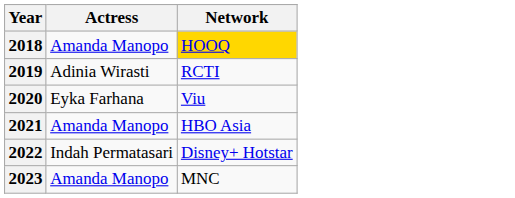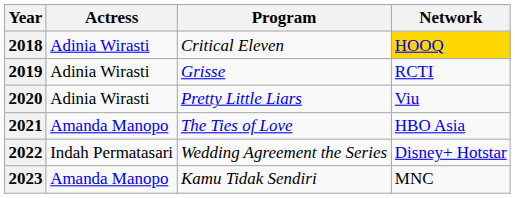+ column: (284, 17)
(109, 44) Amanda Manopo -> (100, 44) Adinia Wirasti
(97, 98) Eyka Farhana -> (100, 98) Adinia Wirasti
